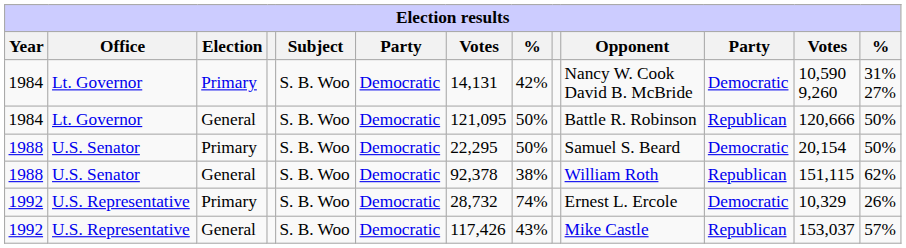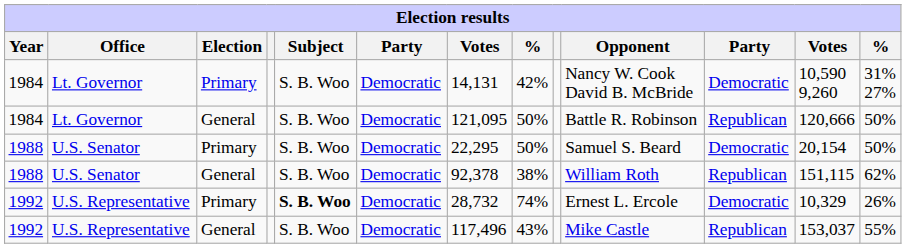(315, 202) normal -> (315, 202) bold
(478, 229) 117,426 -> (479, 229) 117,496
(880, 229) 57% -> (880, 229) 55%
